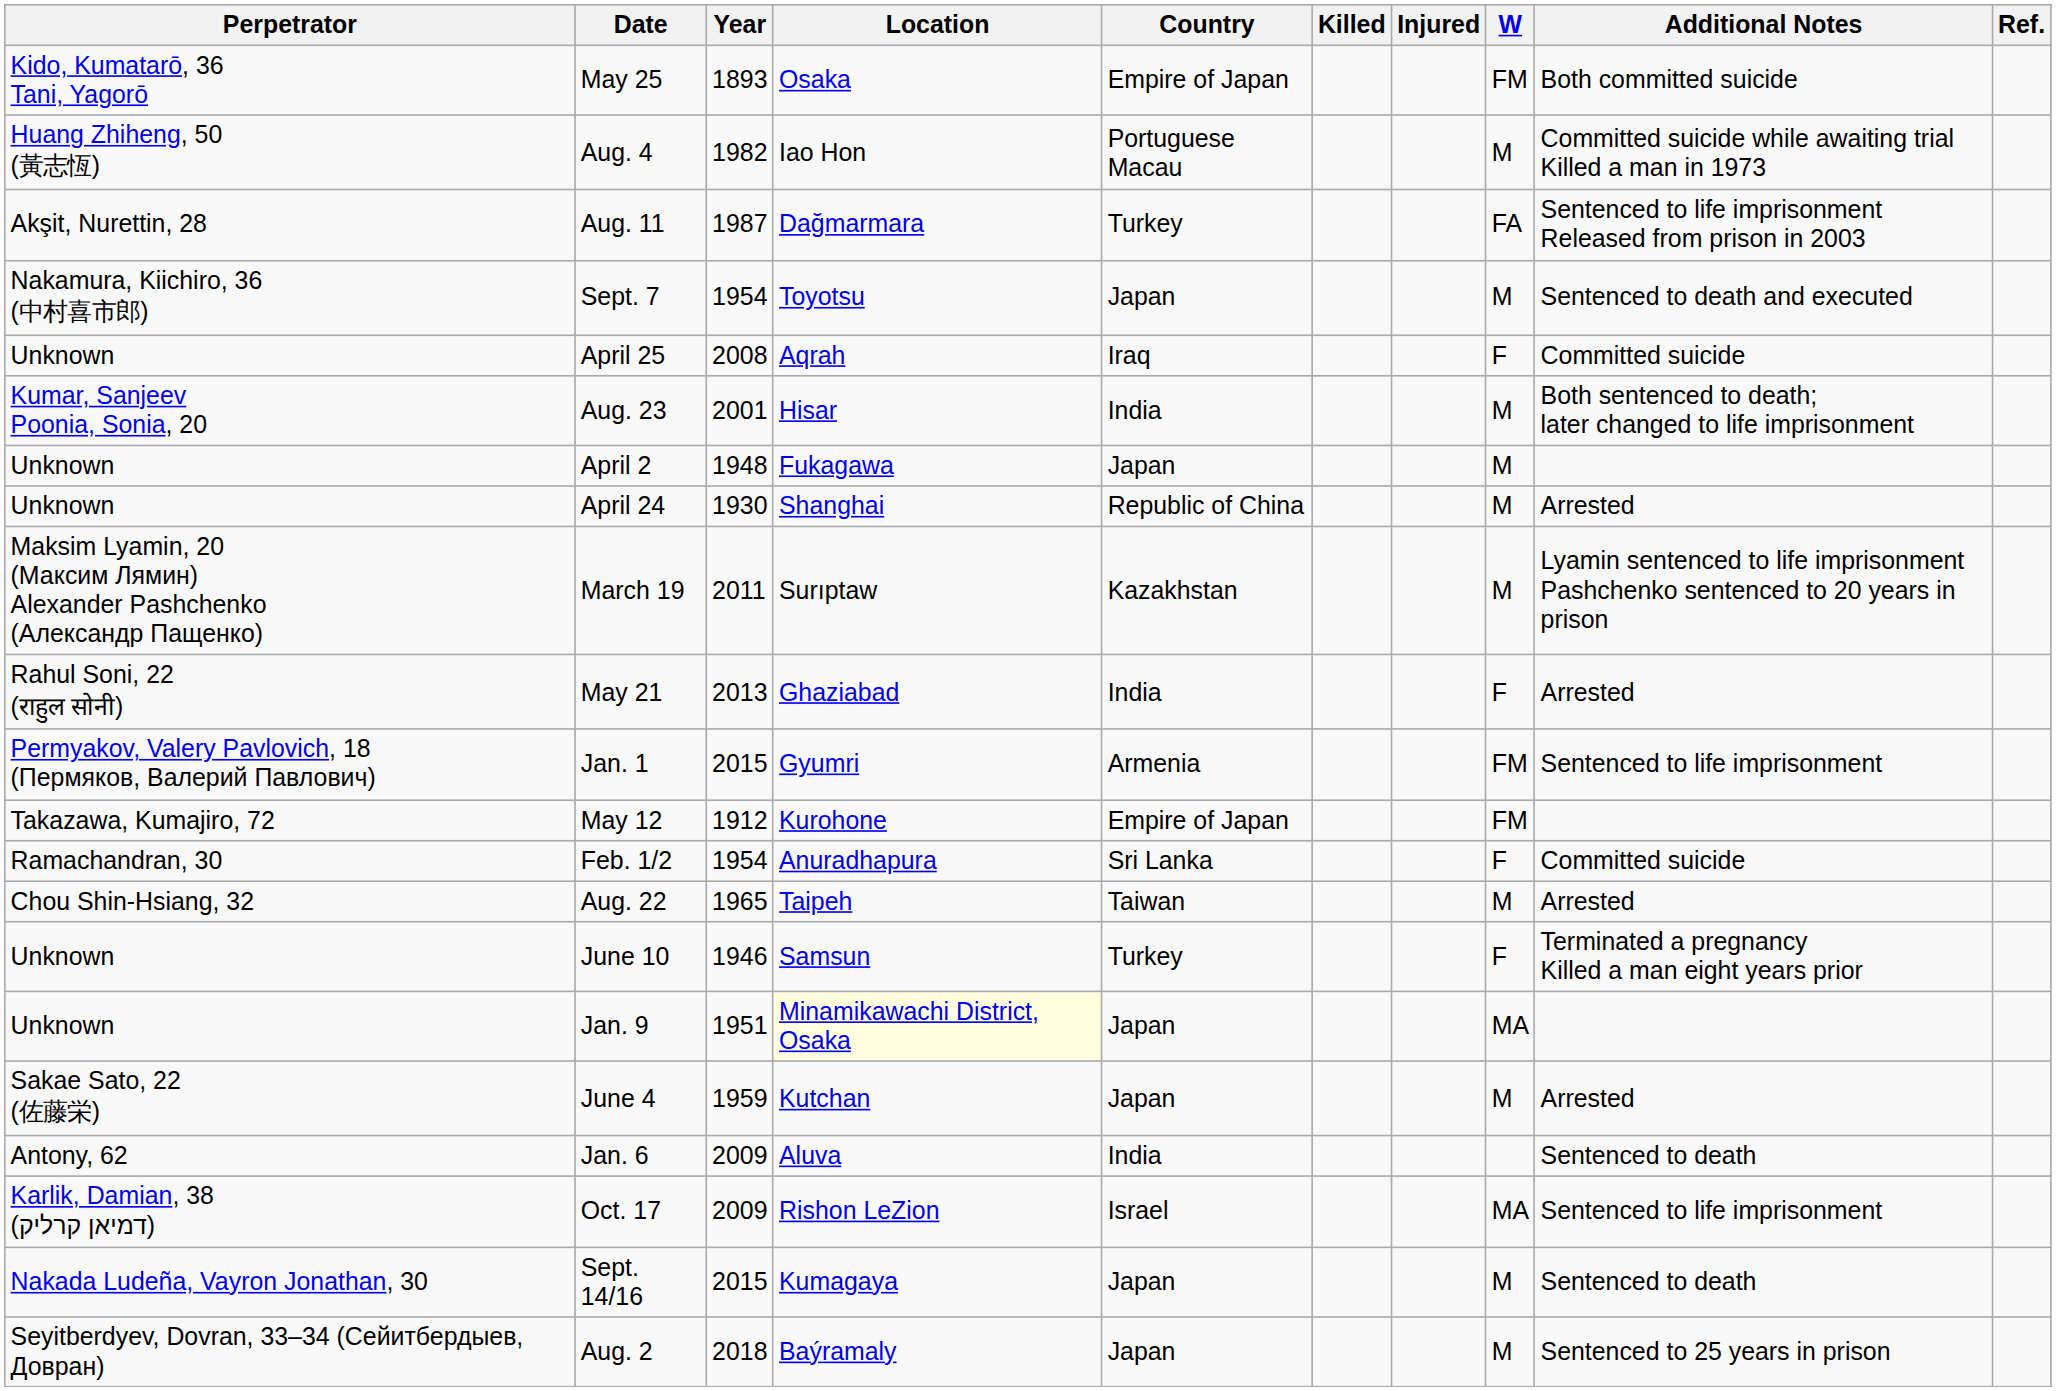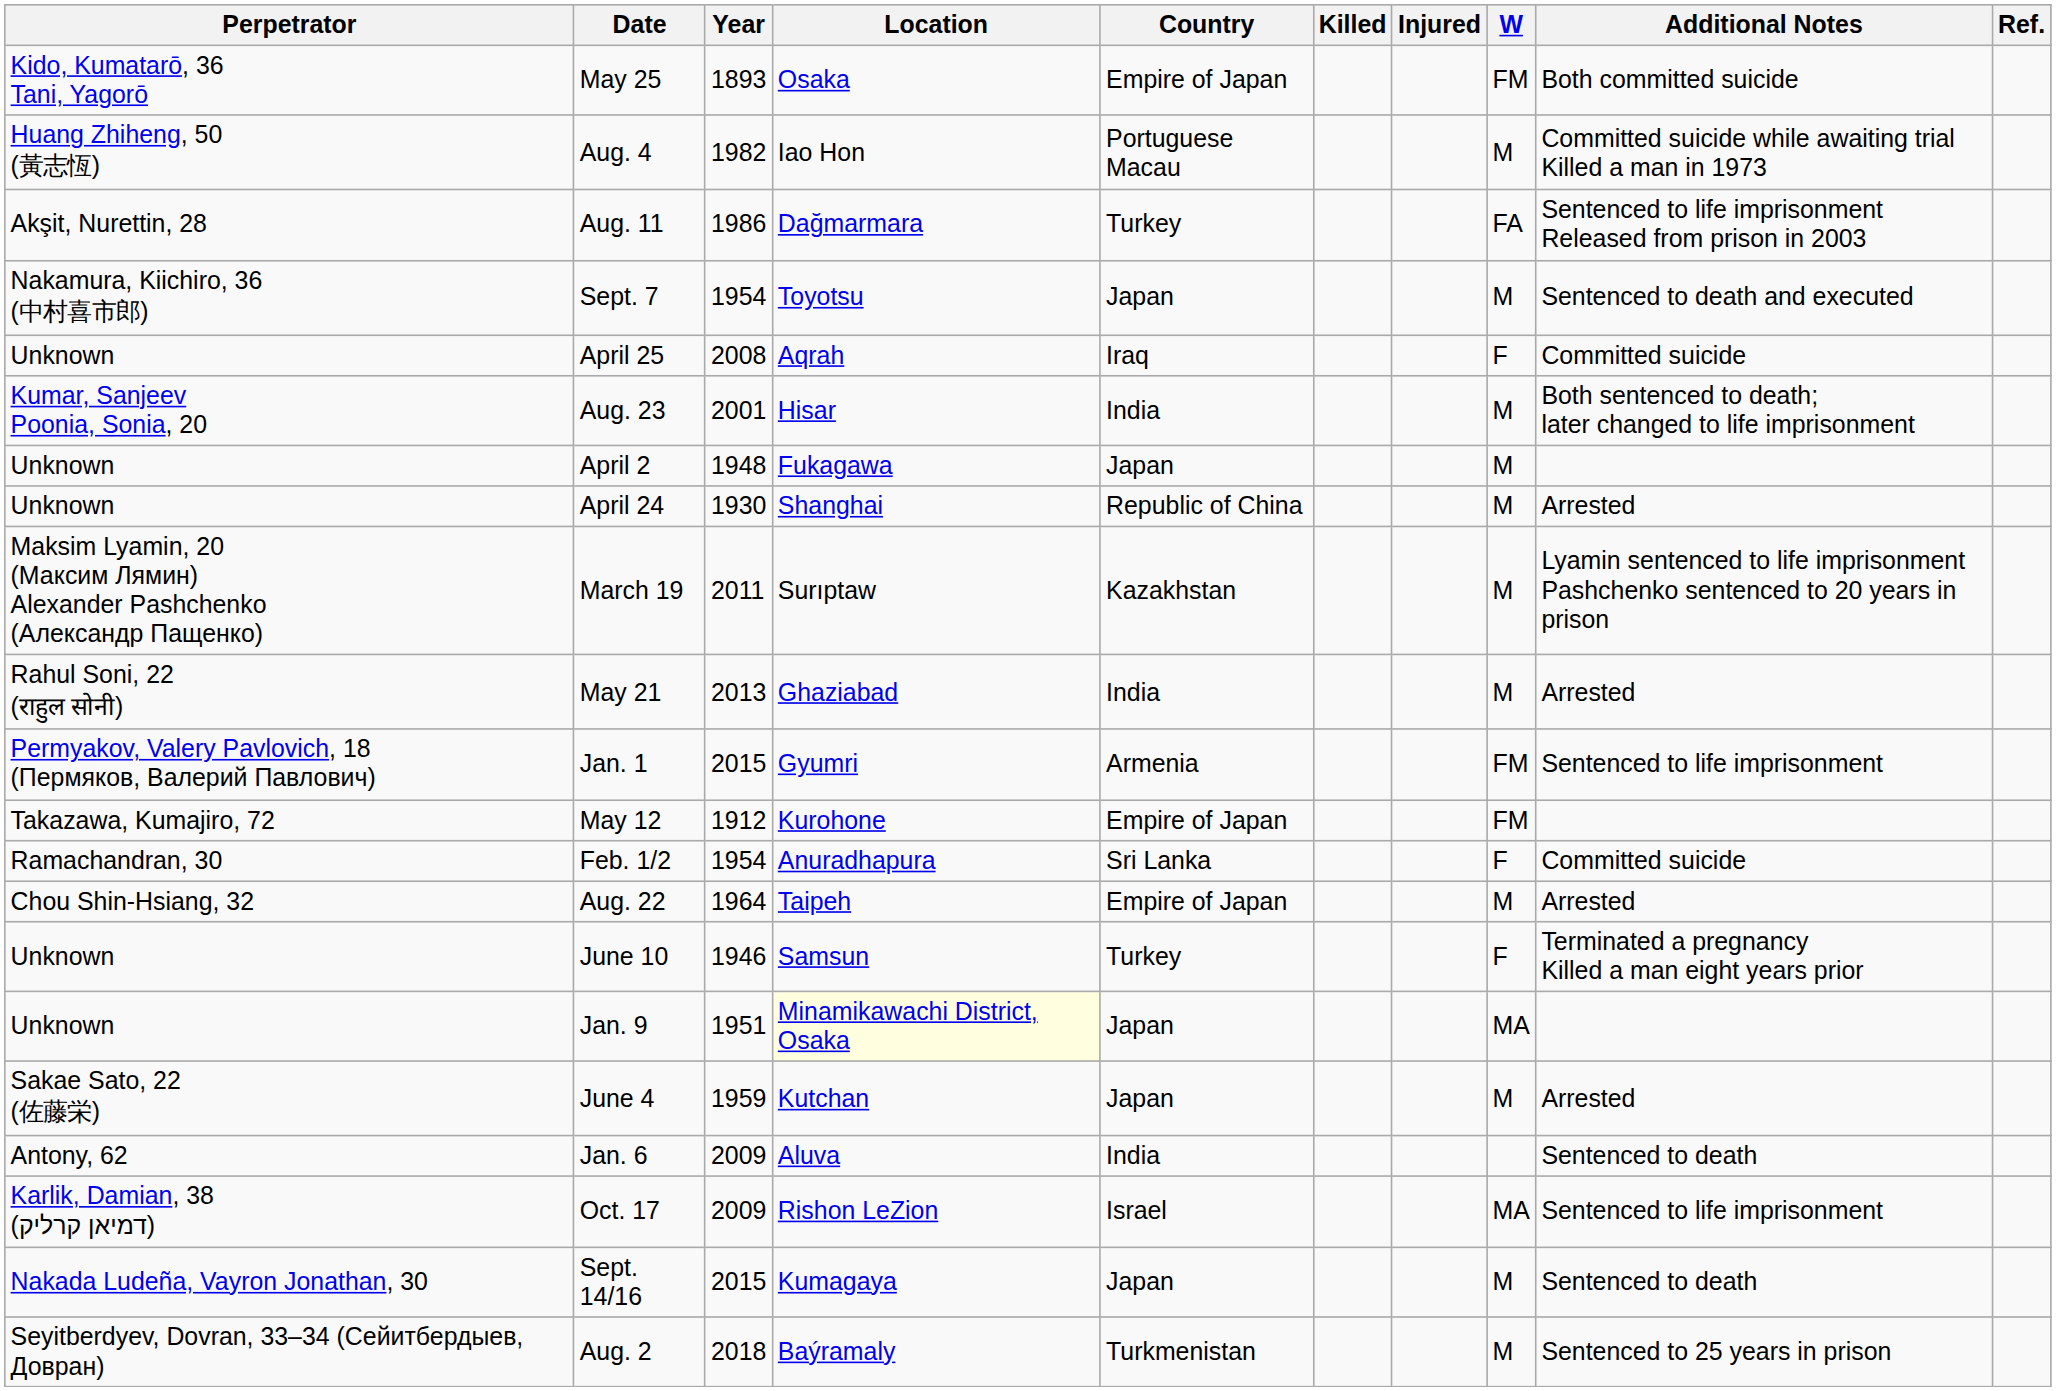(740, 225) 1987 -> (739, 225) 1986
(1499, 692) F -> (1503, 692) M
(740, 901) 1965 -> (739, 901) 1964
(1146, 901) Taiwan -> (1197, 901) Empire of Japan
(1142, 1351) Japan -> (1181, 1351) Turkmenistan
